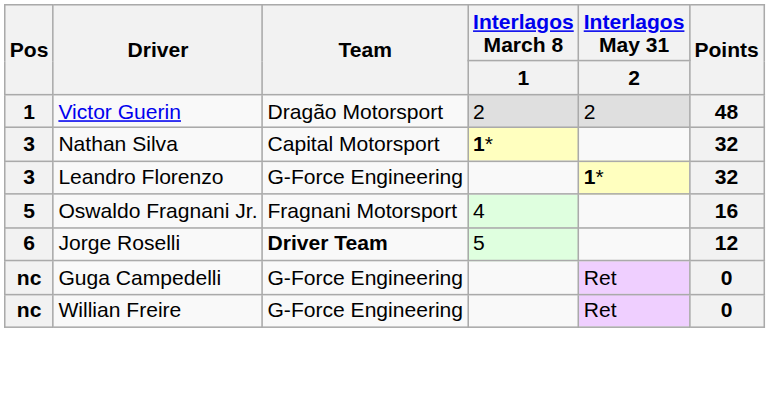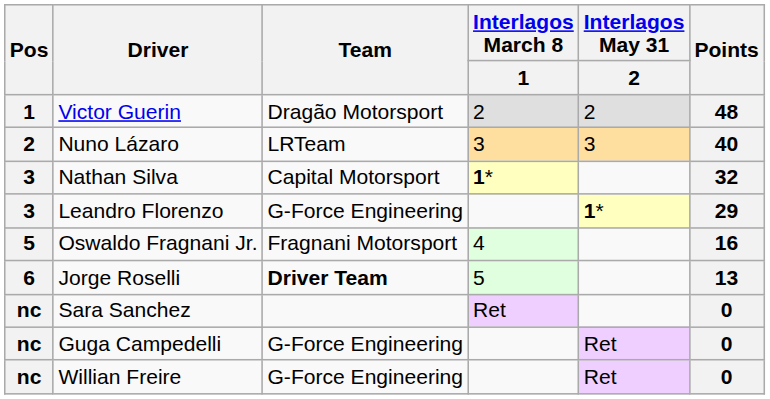+ row: (119, 144)
(727, 177) 32 -> (727, 210) 29
(727, 244) 12 -> (727, 277) 13
+ row: (125, 310)
